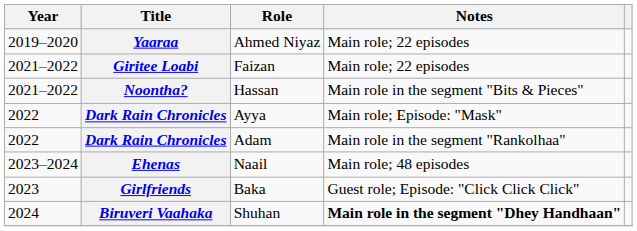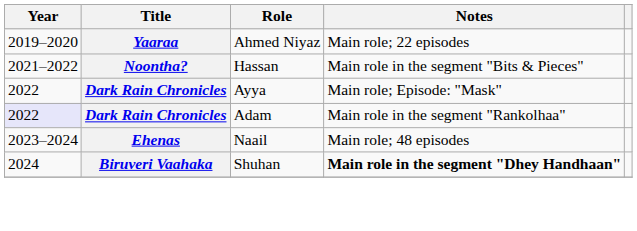- row: (254, 66)
(24, 139) no background -> (24, 115) lavender background
- row: (250, 189)
